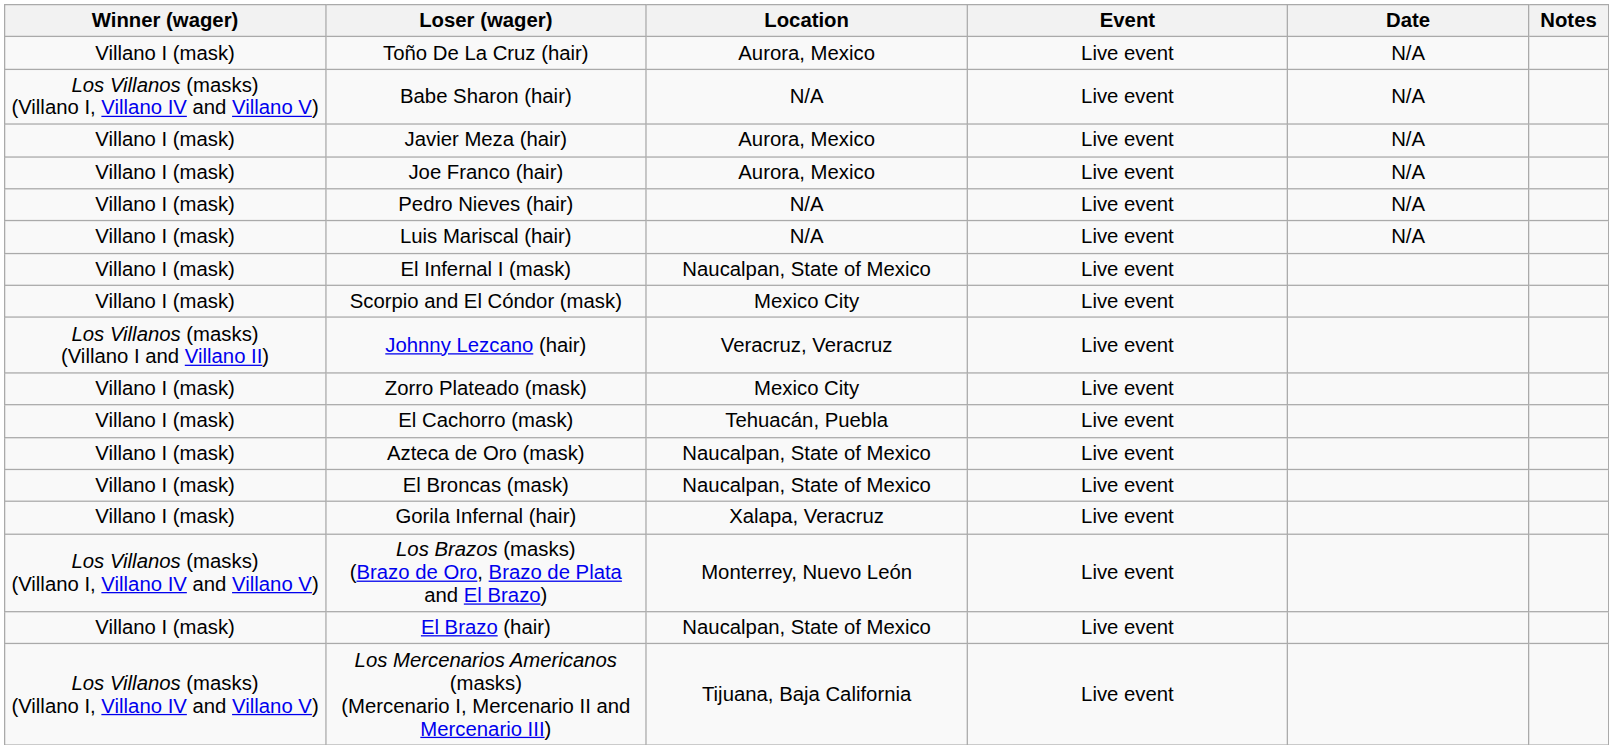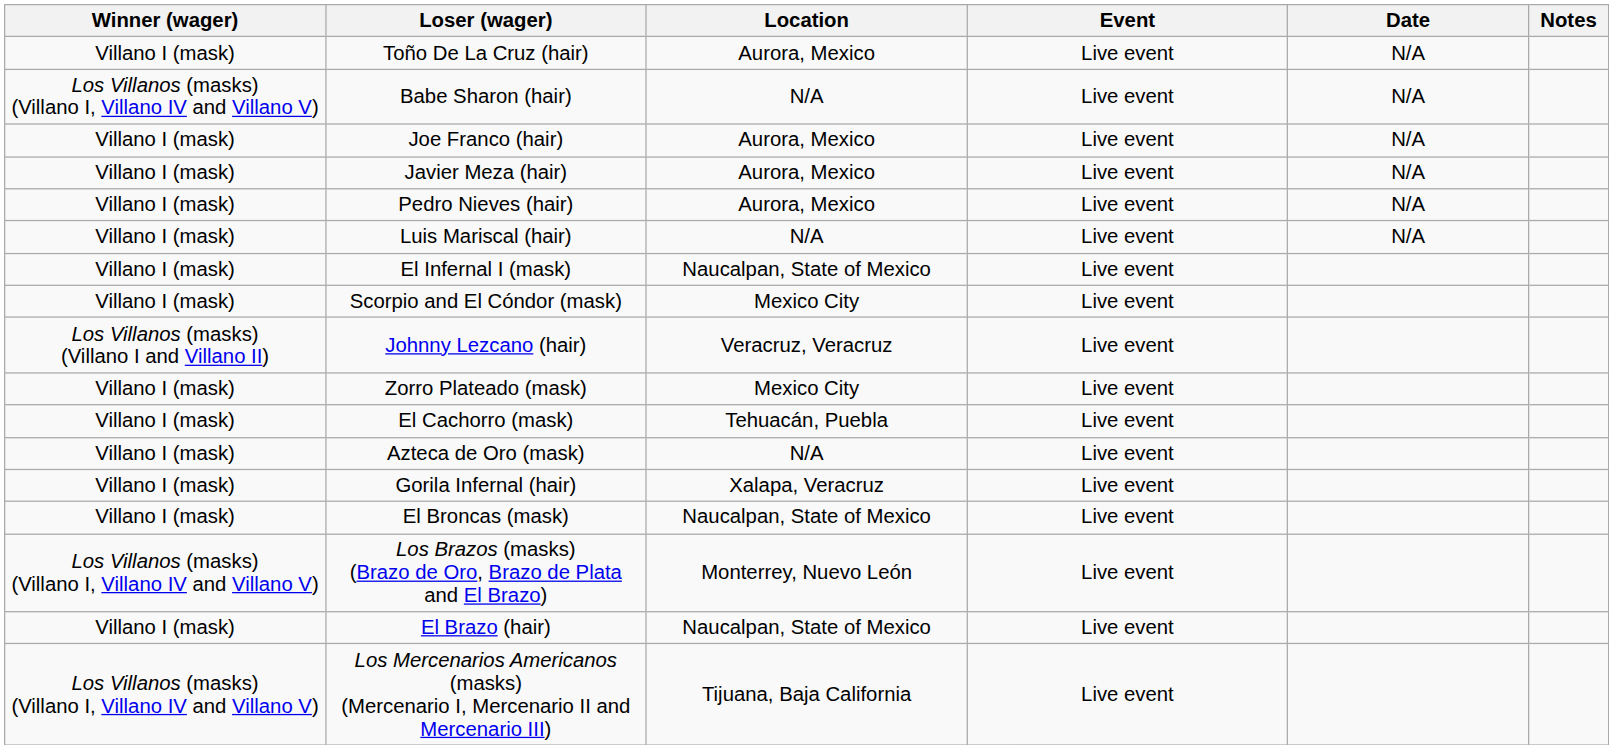rows swapped: (486, 140) <-> (486, 172)
(807, 204) N/A -> (807, 204) Aurora, Mexico
(807, 453) Naucalpan, State of Mexico -> (807, 453) N/A
rows swapped: (486, 517) <-> (486, 485)
